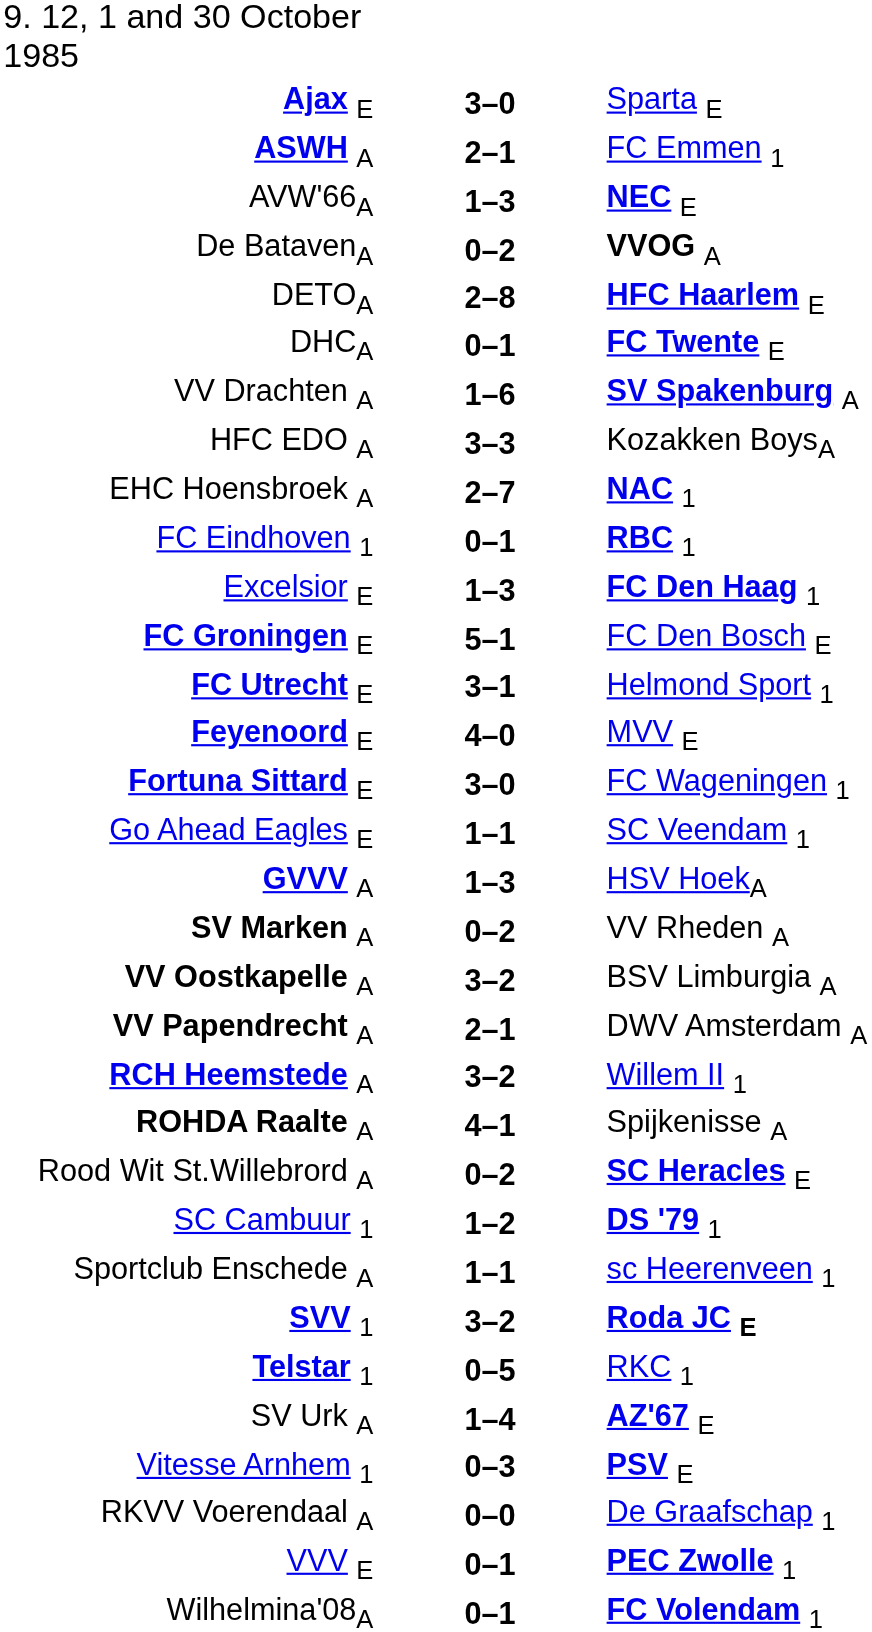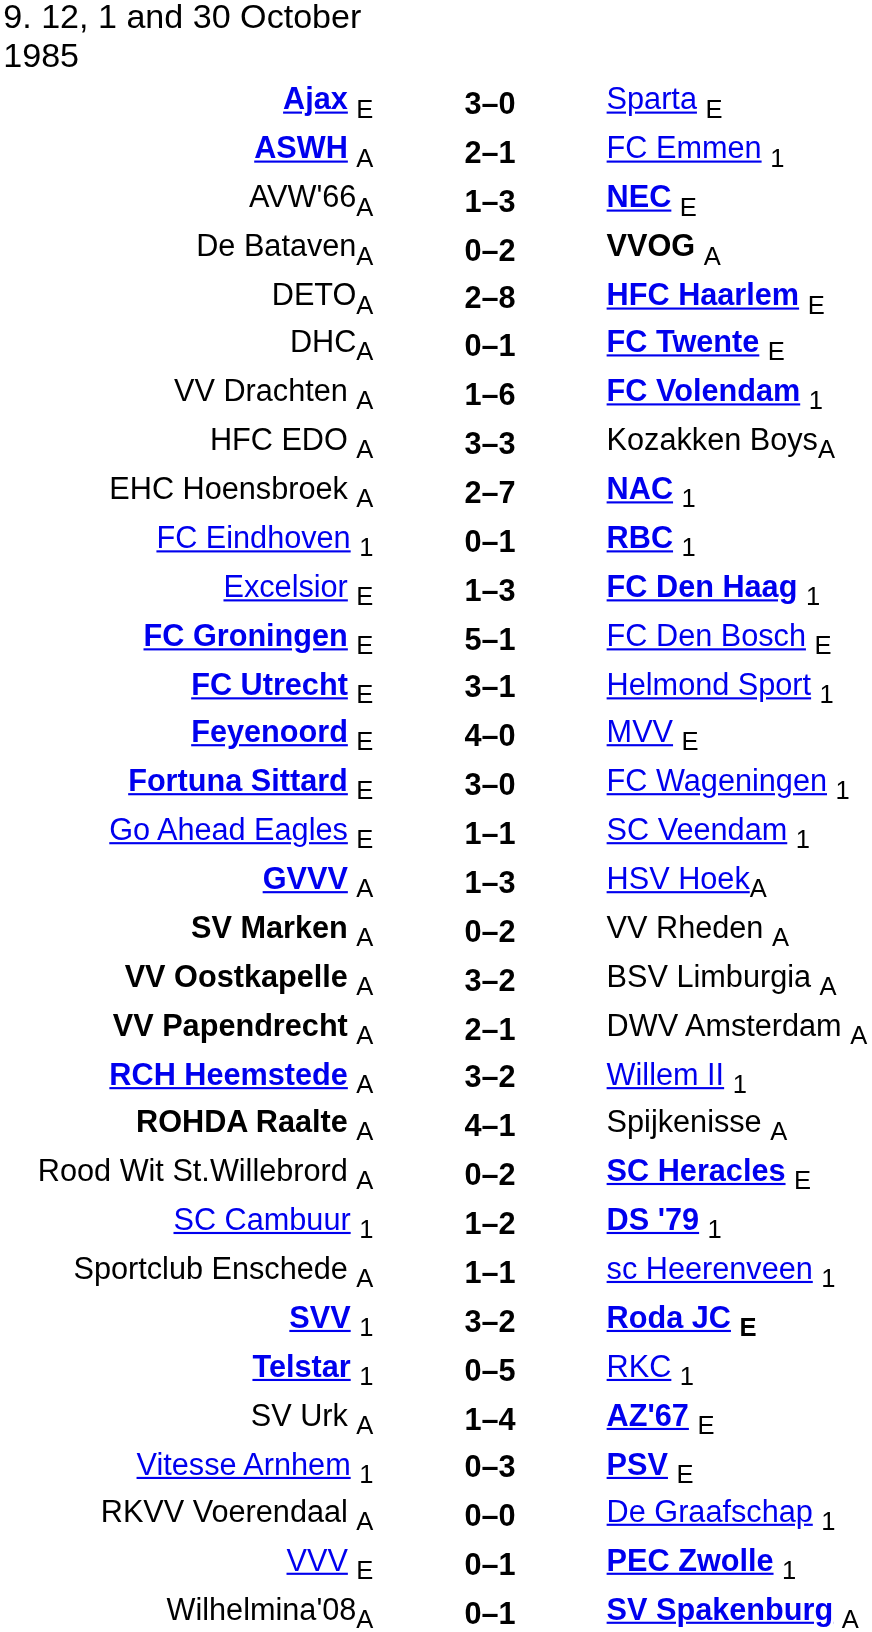(733, 395) SV Spakenburg A -> (715, 395) FC Volendam 1
(715, 1613) FC Volendam 1 -> (733, 1613) SV Spakenburg A
